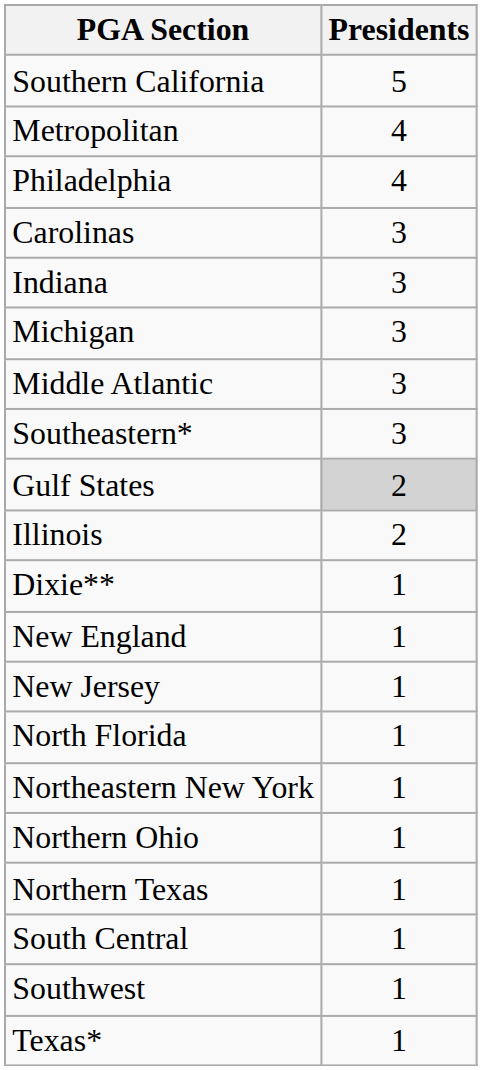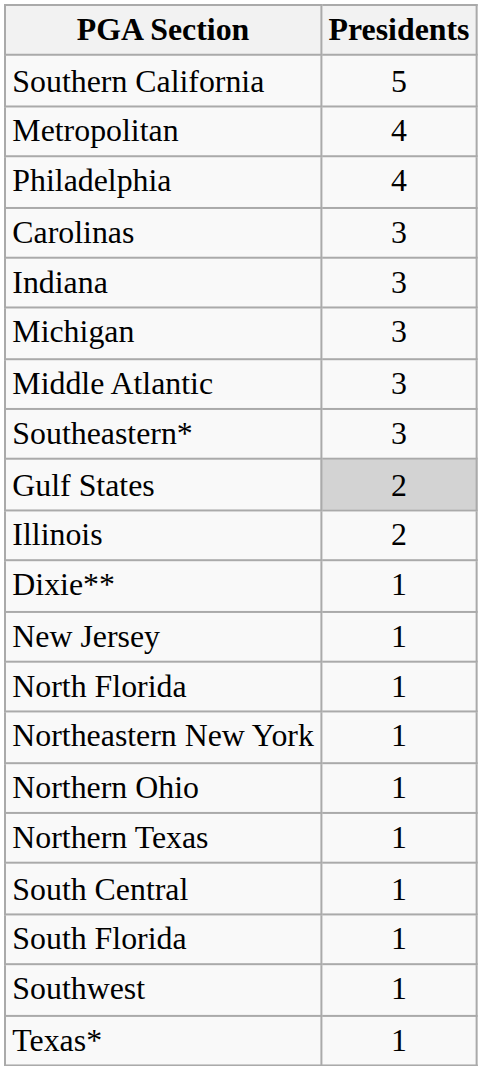- row: (99, 635)
+ row: (99, 938)
